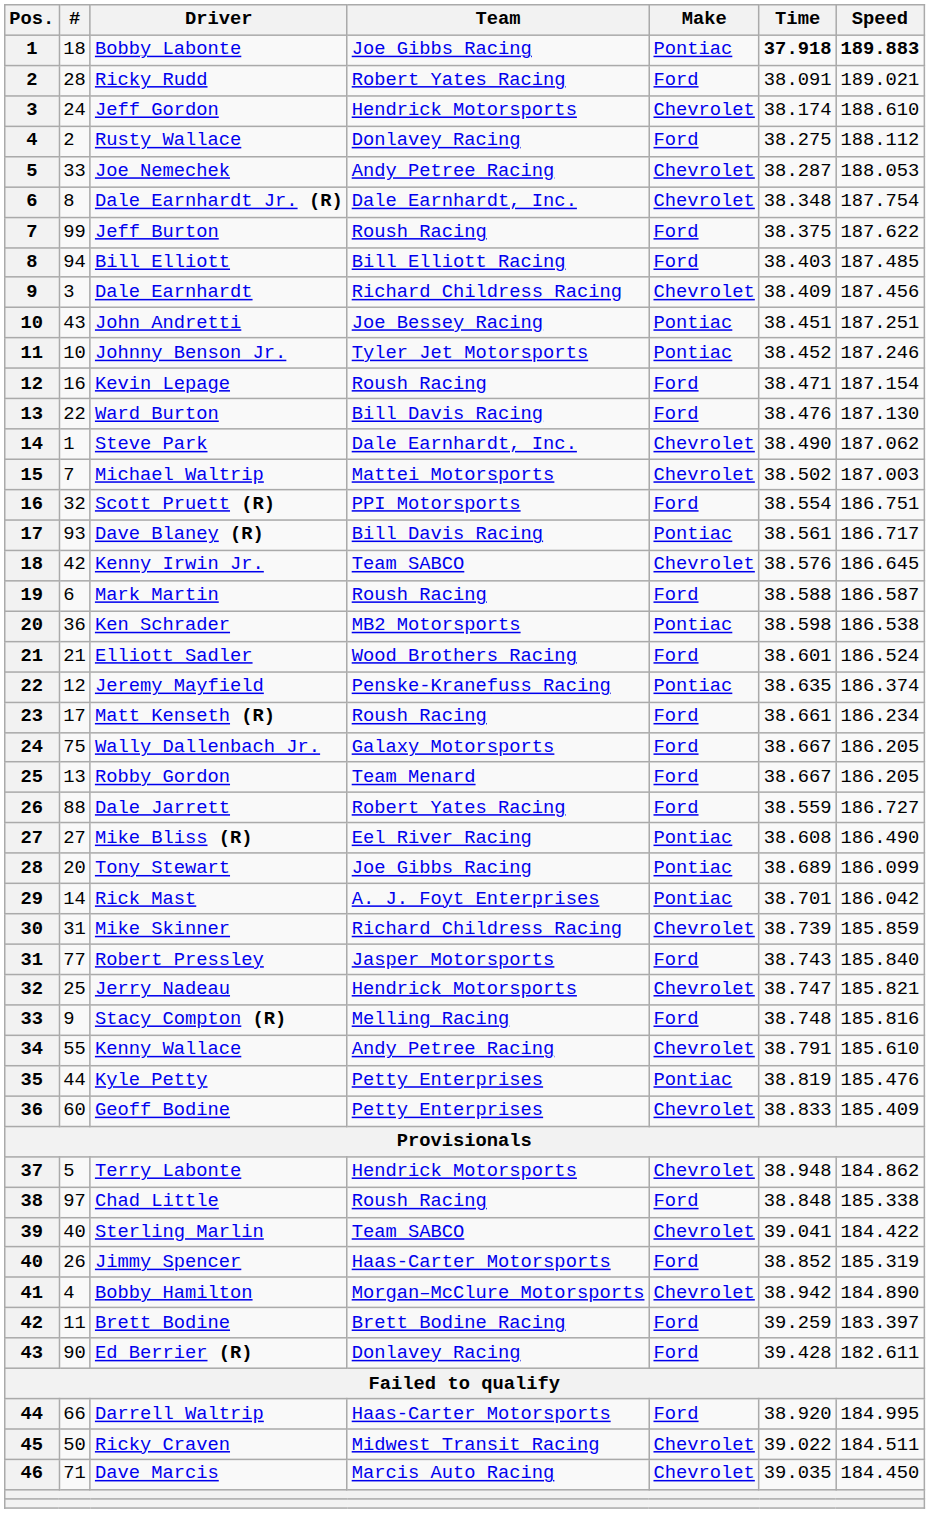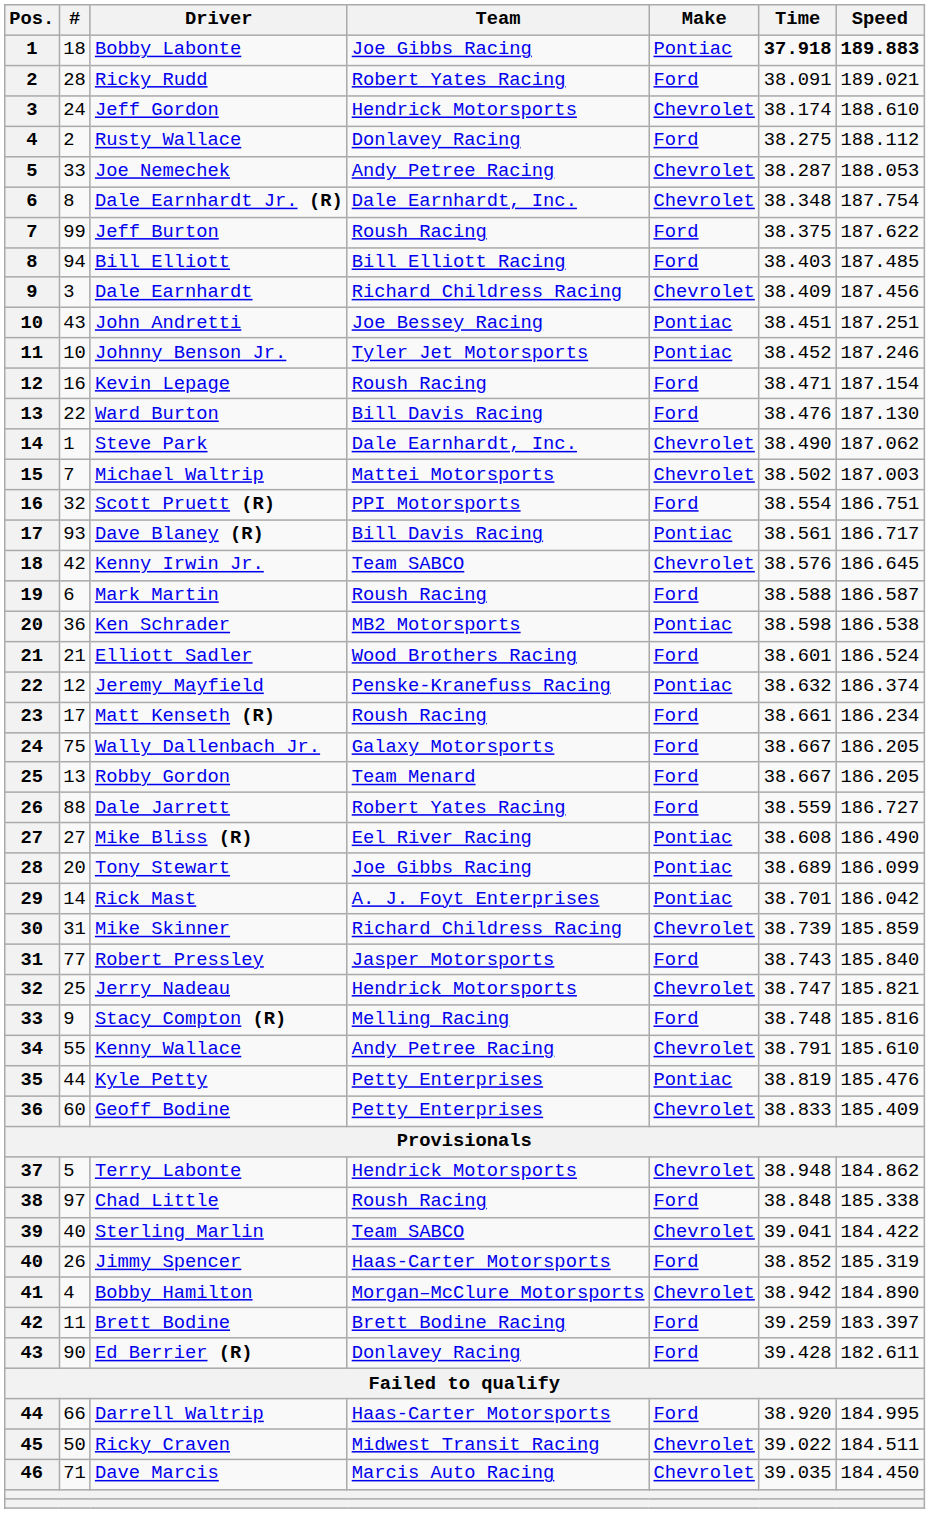(798, 687) 38.635 -> (798, 687) 38.632
